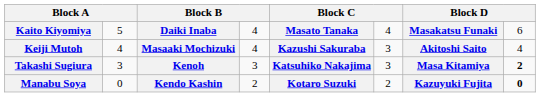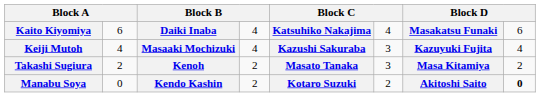(120, 30) 5 -> (120, 30) 6
(322, 30) Masato Tanaka -> (322, 30) Katsuhiko Nakajima
(453, 48) Akitoshi Saito -> (453, 48) Kazuyuki Fujita
(120, 65) 3 -> (120, 65) 2
(255, 65) 3 -> (255, 65) 2
(322, 65) Katsuhiko Nakajima -> (322, 65) Masato Tanaka
(520, 65) bold -> (520, 65) normal
(453, 83) Kazuyuki Fujita -> (453, 83) Akitoshi Saito
